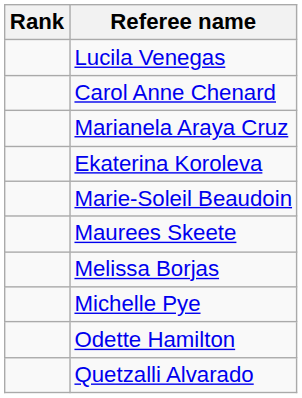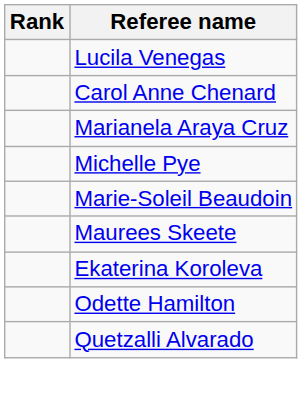rows swapped: (168, 163) <-> (137, 304)
- row: (147, 269)
